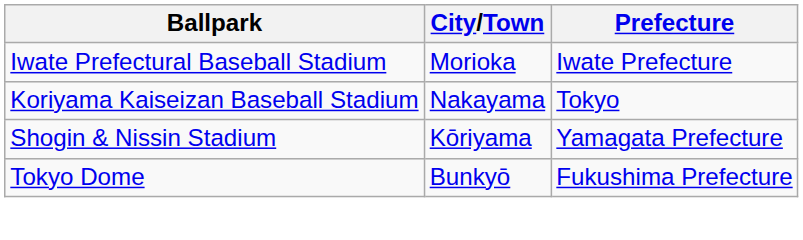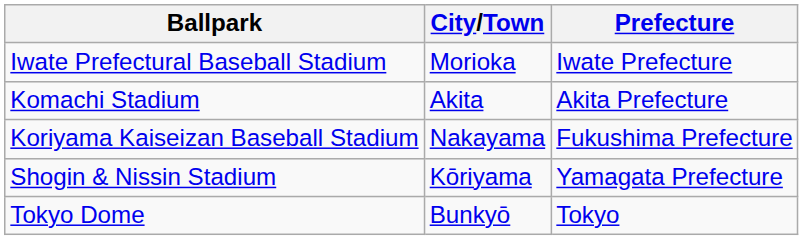+ row: (105, 100)
(588, 100) Tokyo -> (674, 138) Fukushima Prefecture
(674, 176) Fukushima Prefecture -> (588, 215) Tokyo
